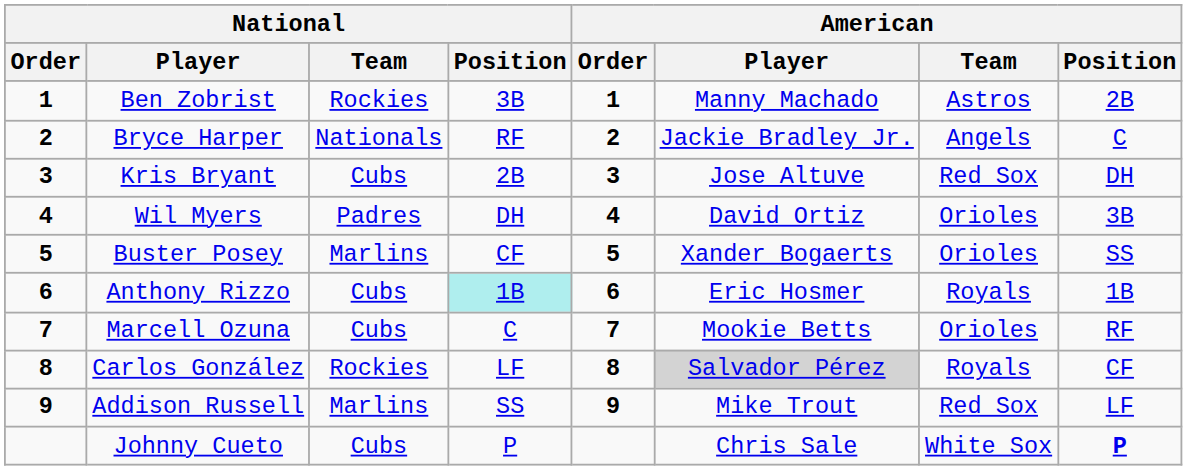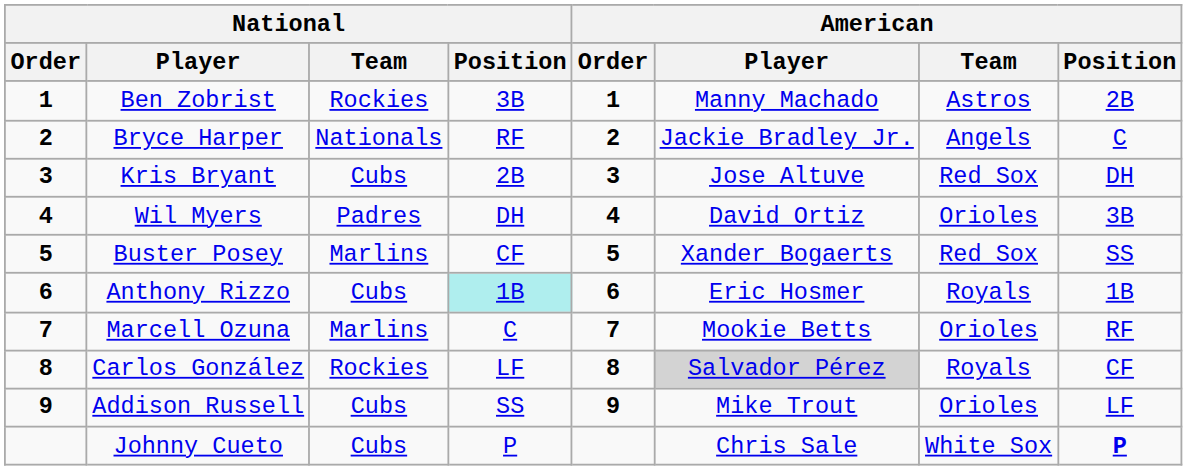(989, 254) Orioles -> (989, 254) Red Sox
(379, 331) Cubs -> (379, 331) Marlins
(379, 408) Marlins -> (379, 408) Cubs
(989, 408) Red Sox -> (989, 408) Orioles
